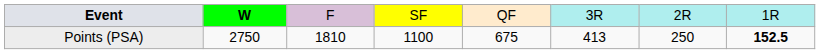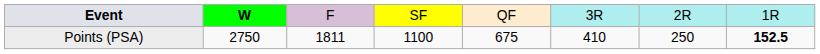(330, 38) 1810 -> (330, 38) 1811
(595, 38) 413 -> (595, 38) 410
